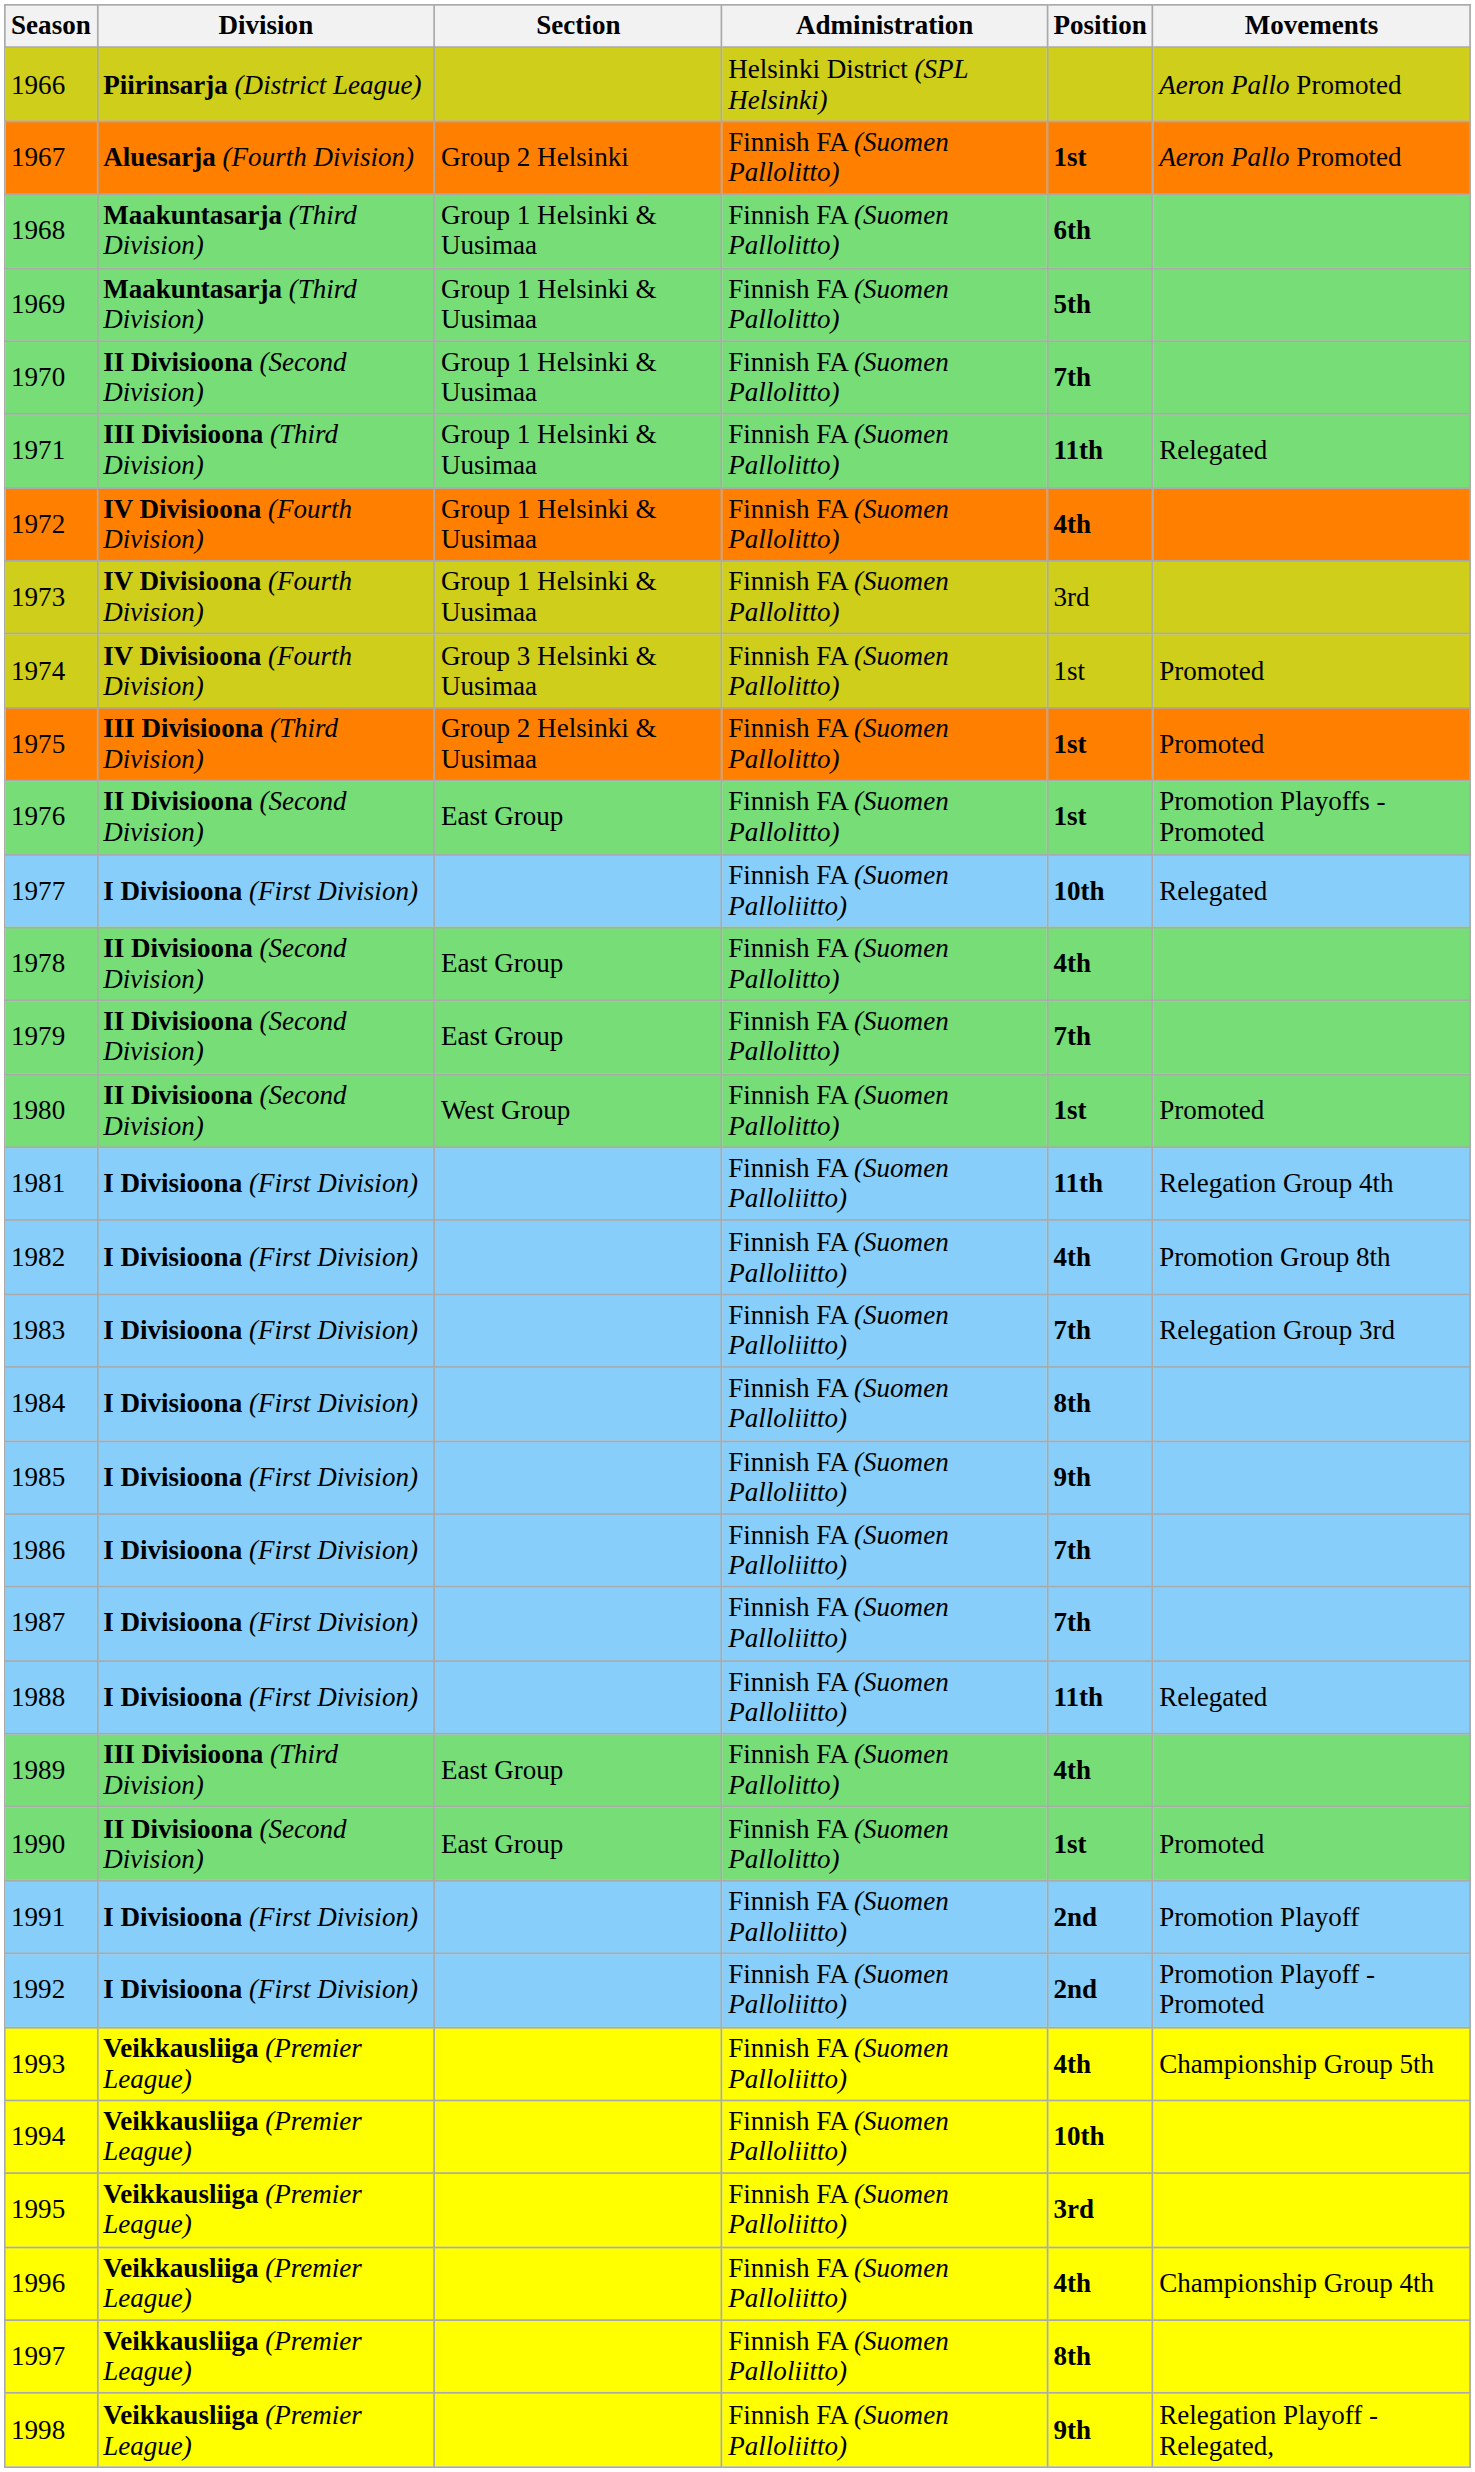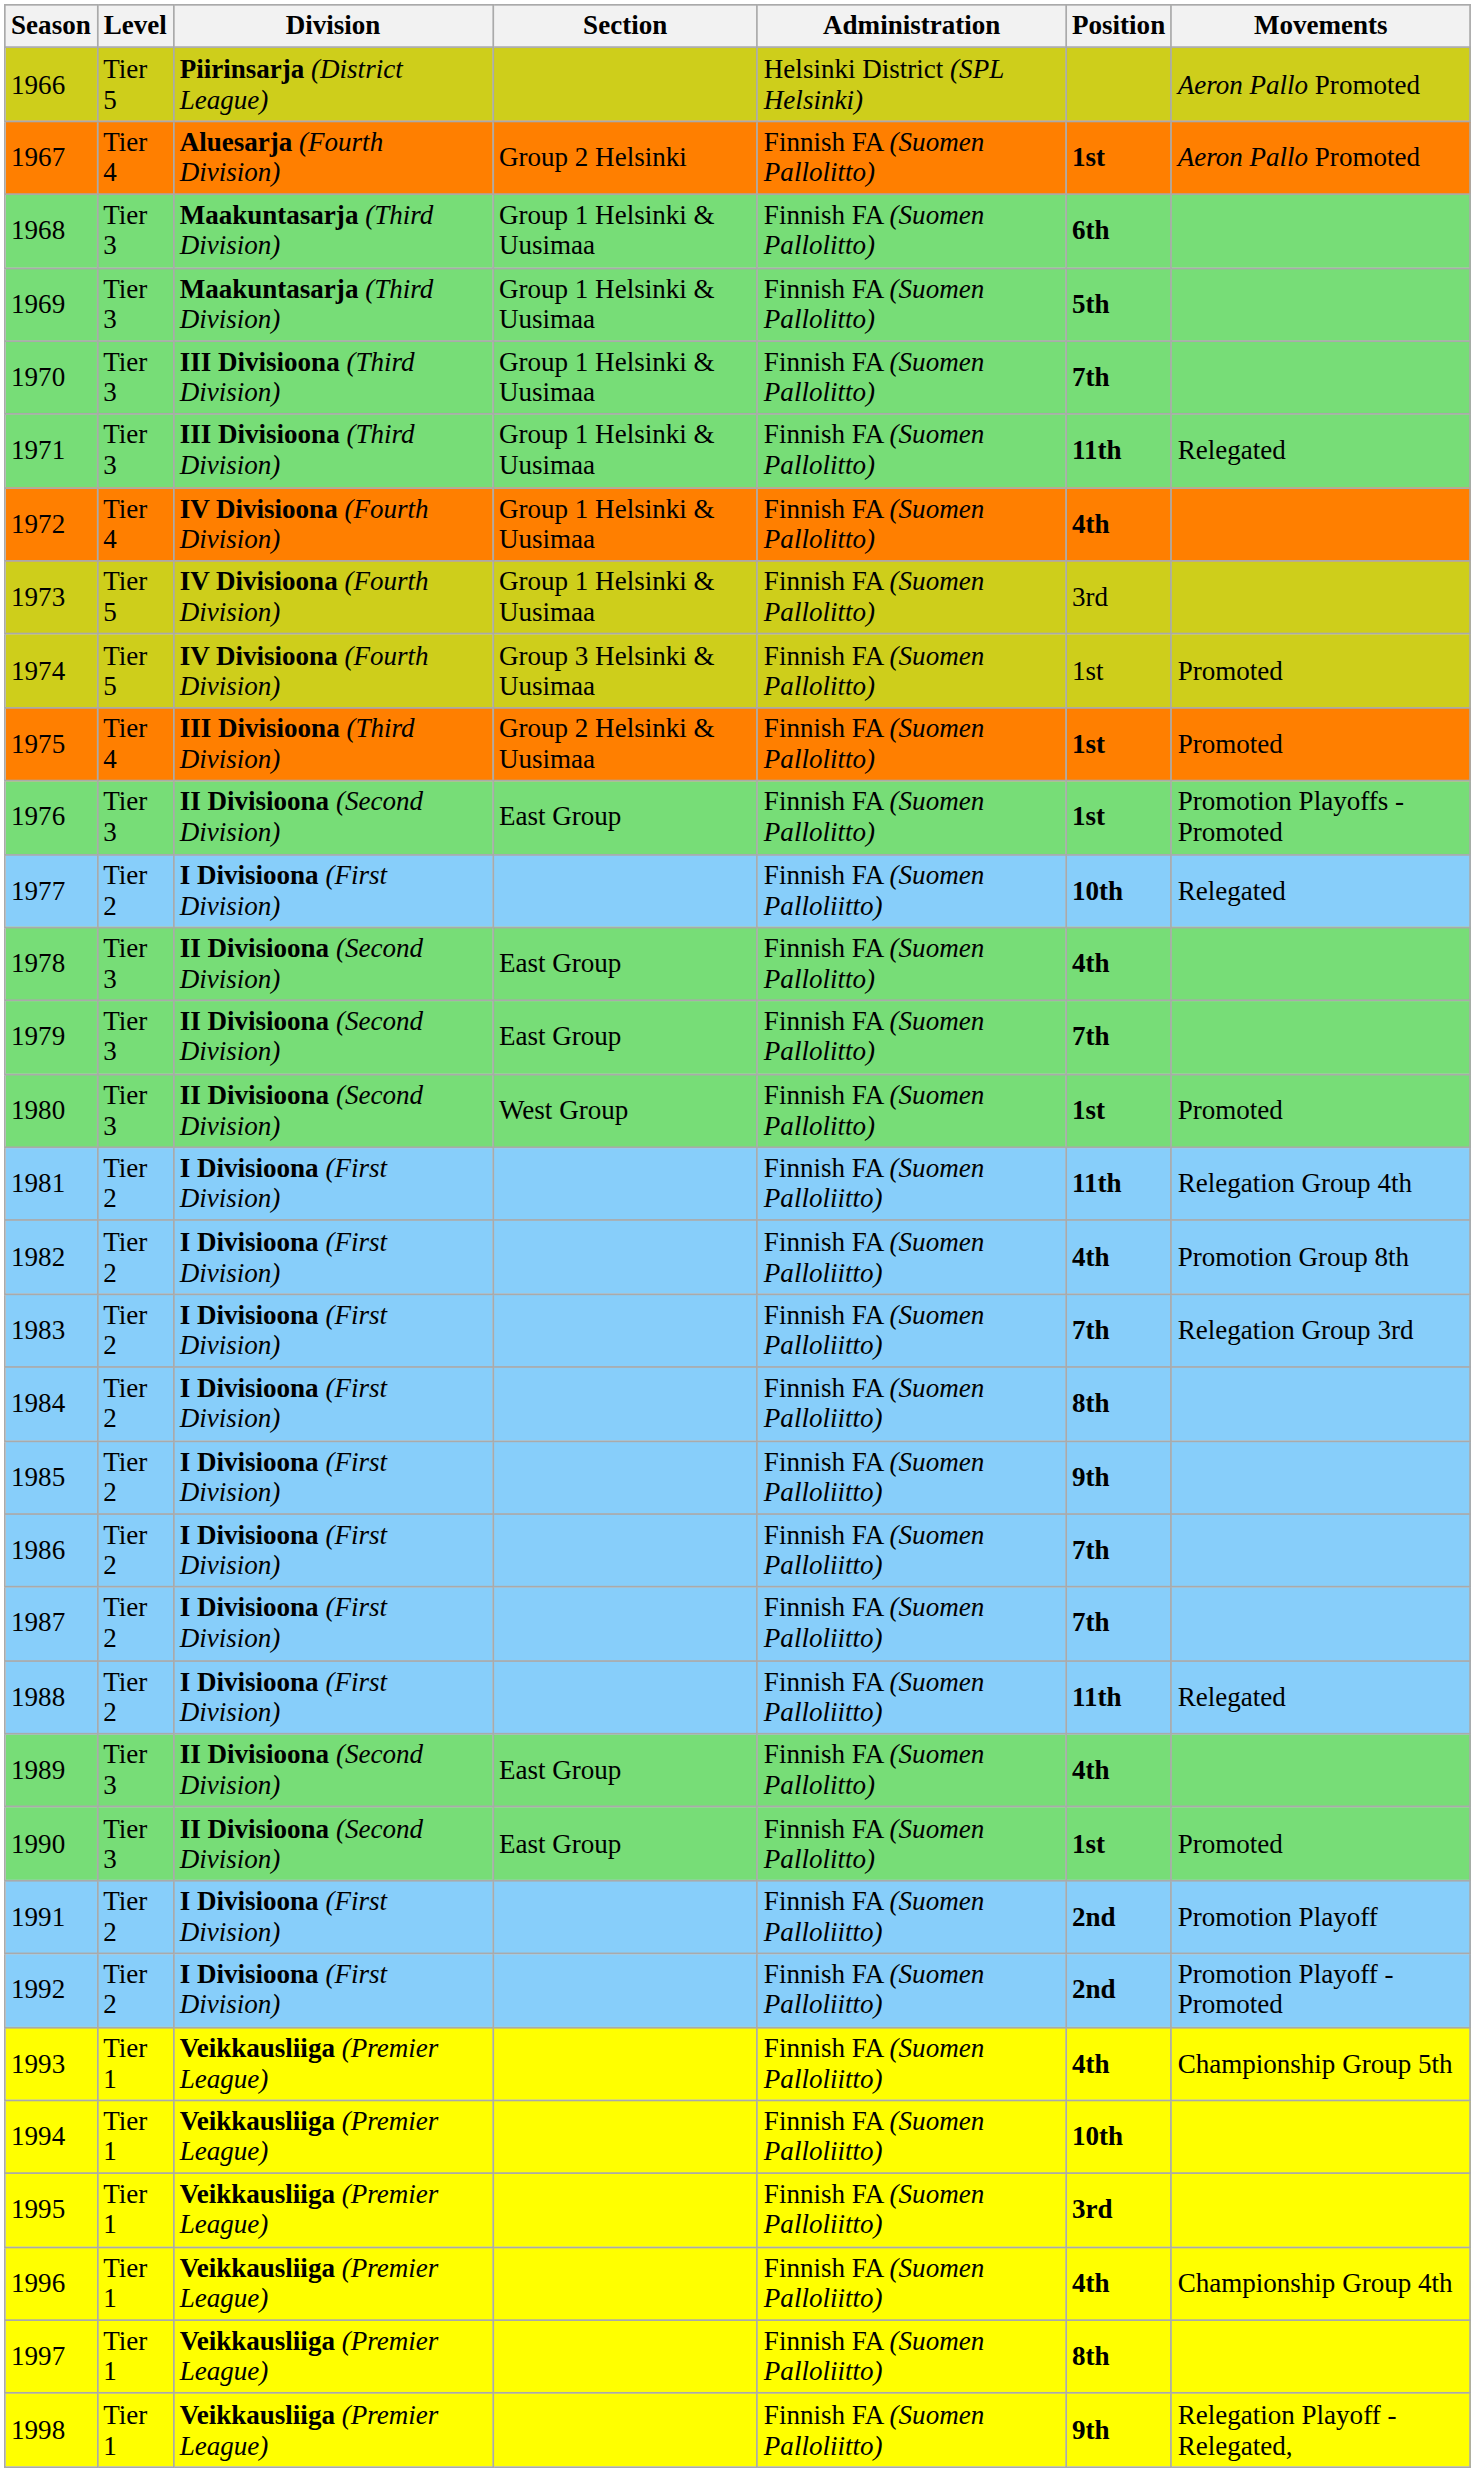+ column: (135, 25)
(225, 377) II Divisioona (Second Division) -> (297, 377) III Divisioona (Third Division)
(221, 1770) III Divisioona (Third Division) -> (301, 1770) II Divisioona (Second Division)
